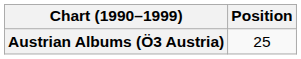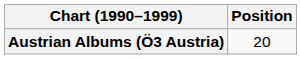(262, 41) 25 -> (262, 41) 20
